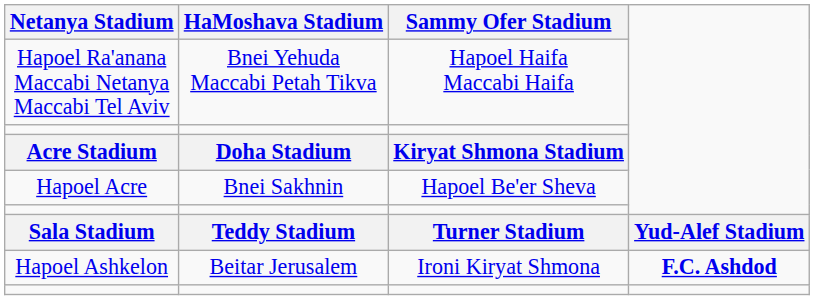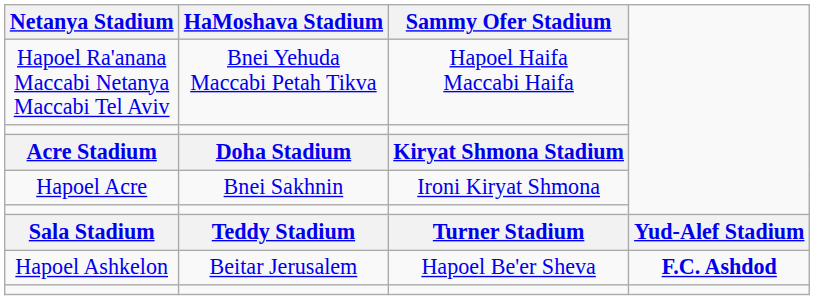(509, 186) Hapoel Be'er Sheva -> (509, 186) Ironi Kiryat Shmona
(509, 267) Ironi Kiryat Shmona -> (509, 267) Hapoel Be'er Sheva
